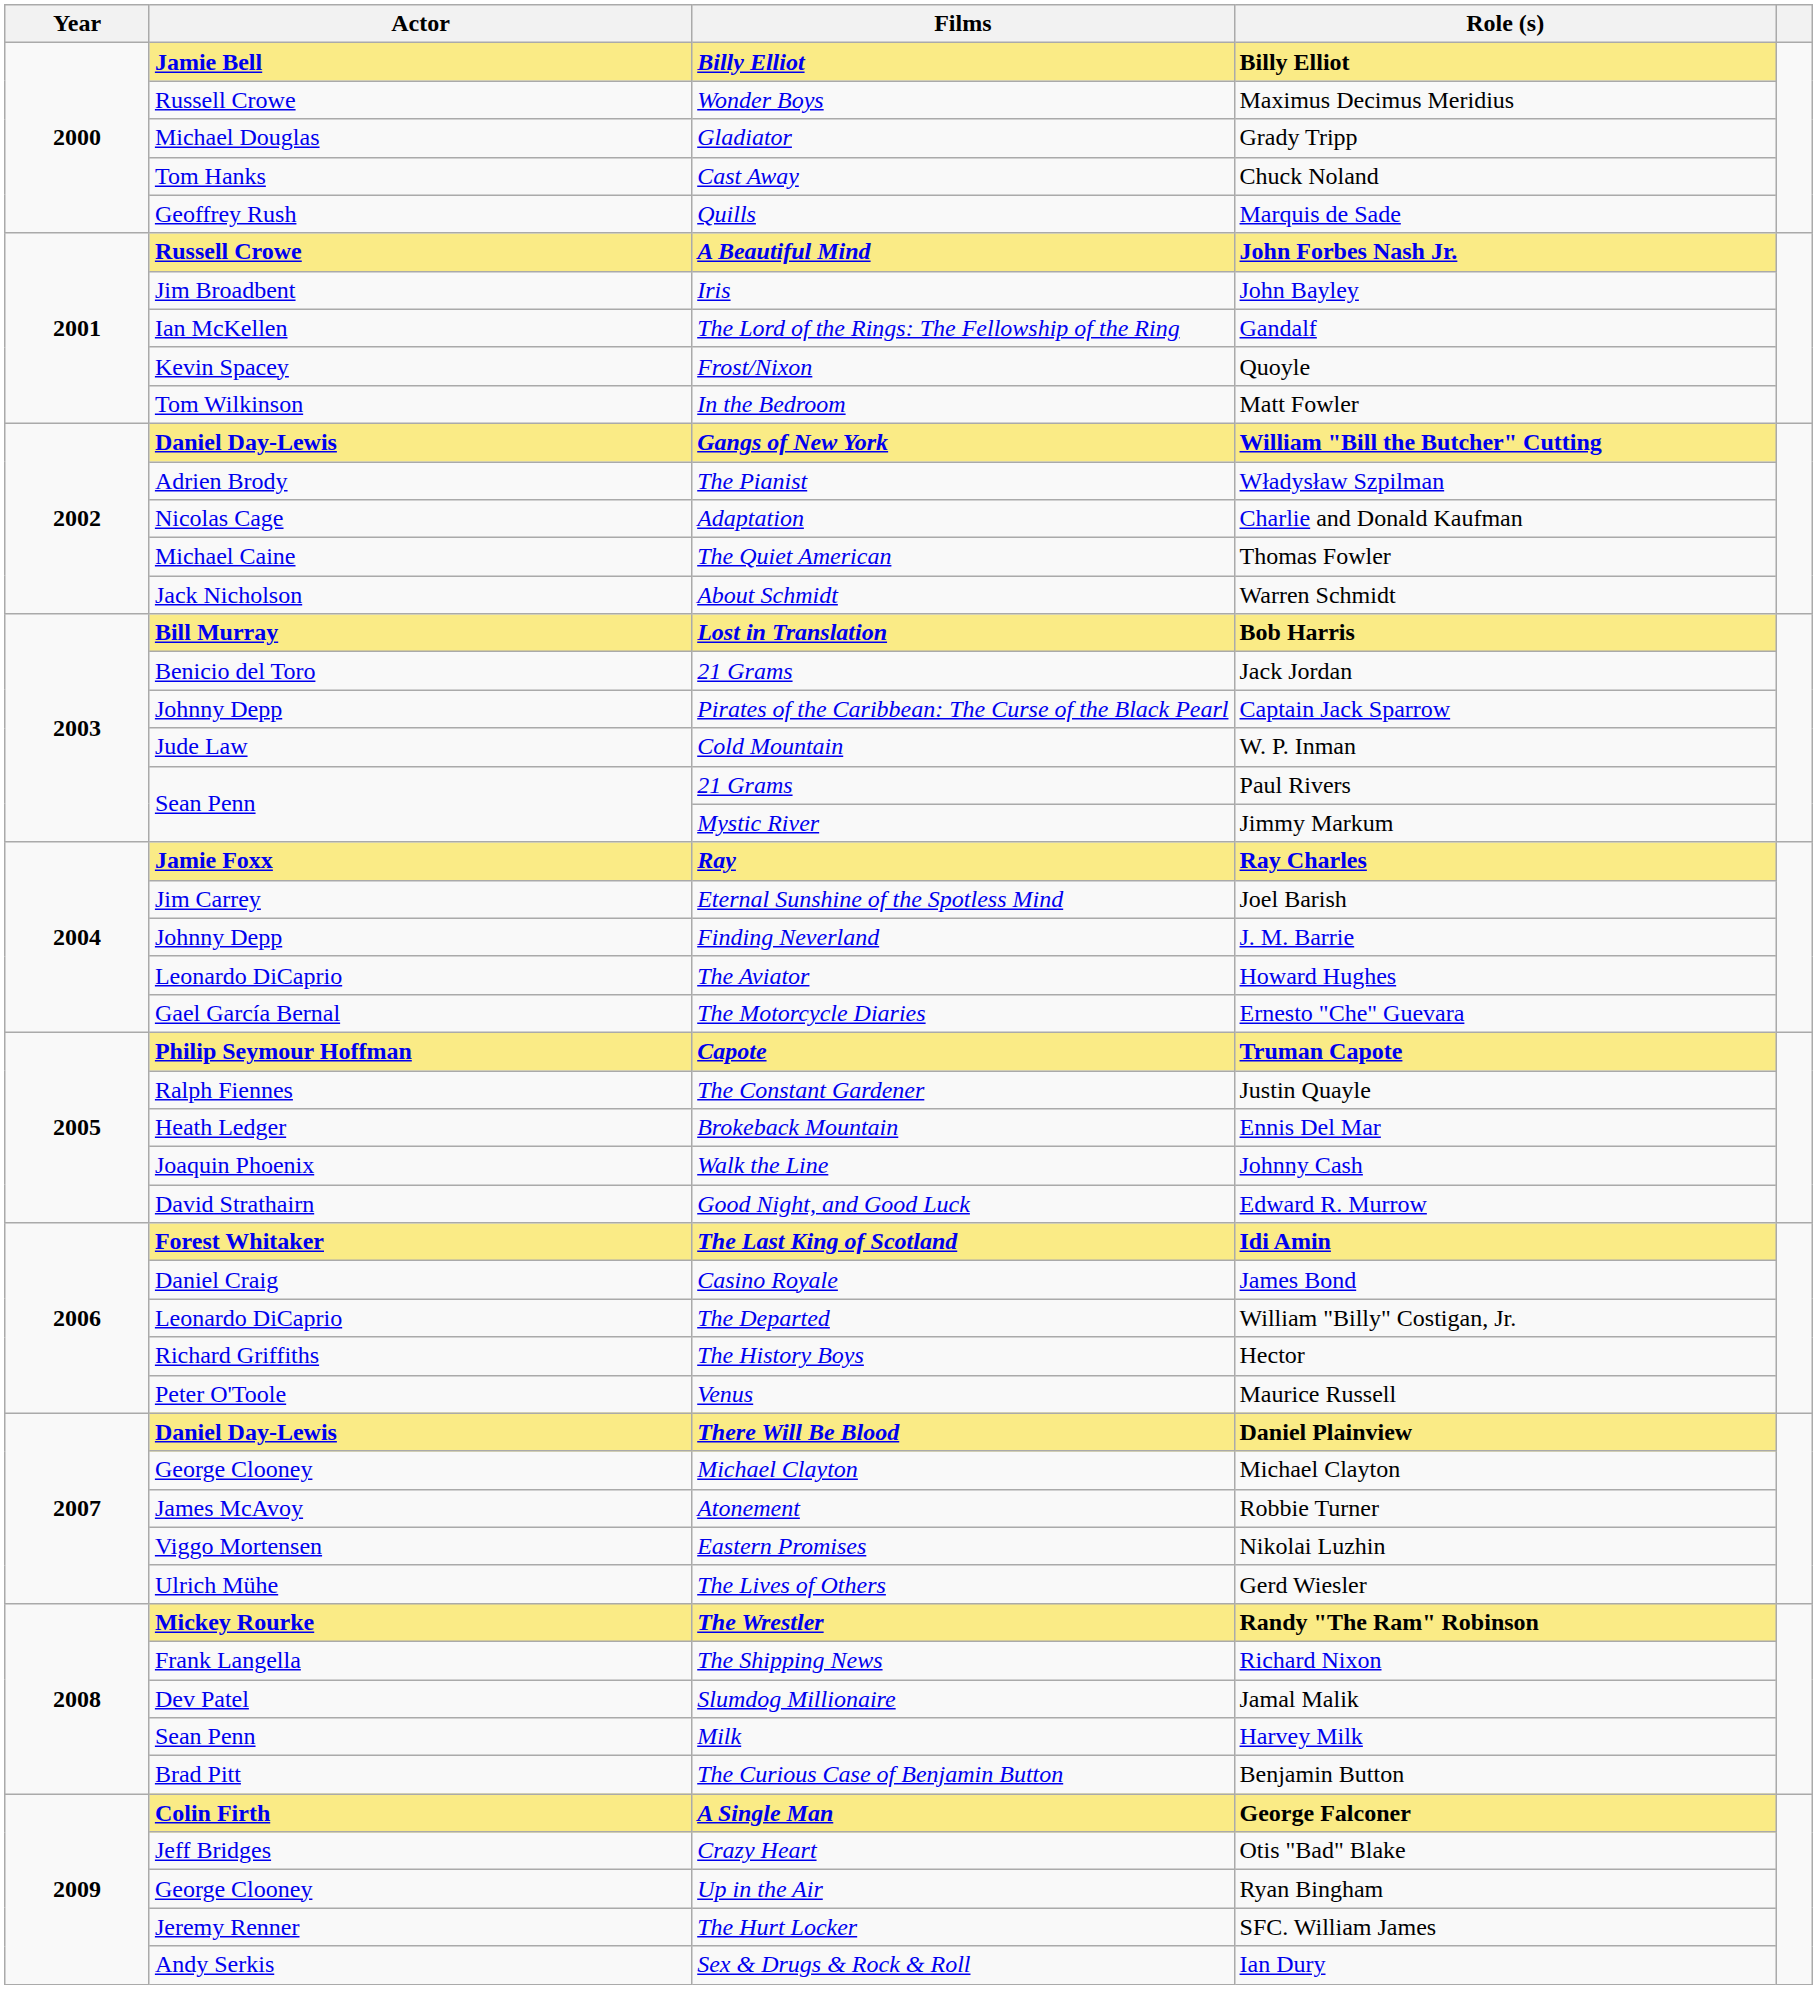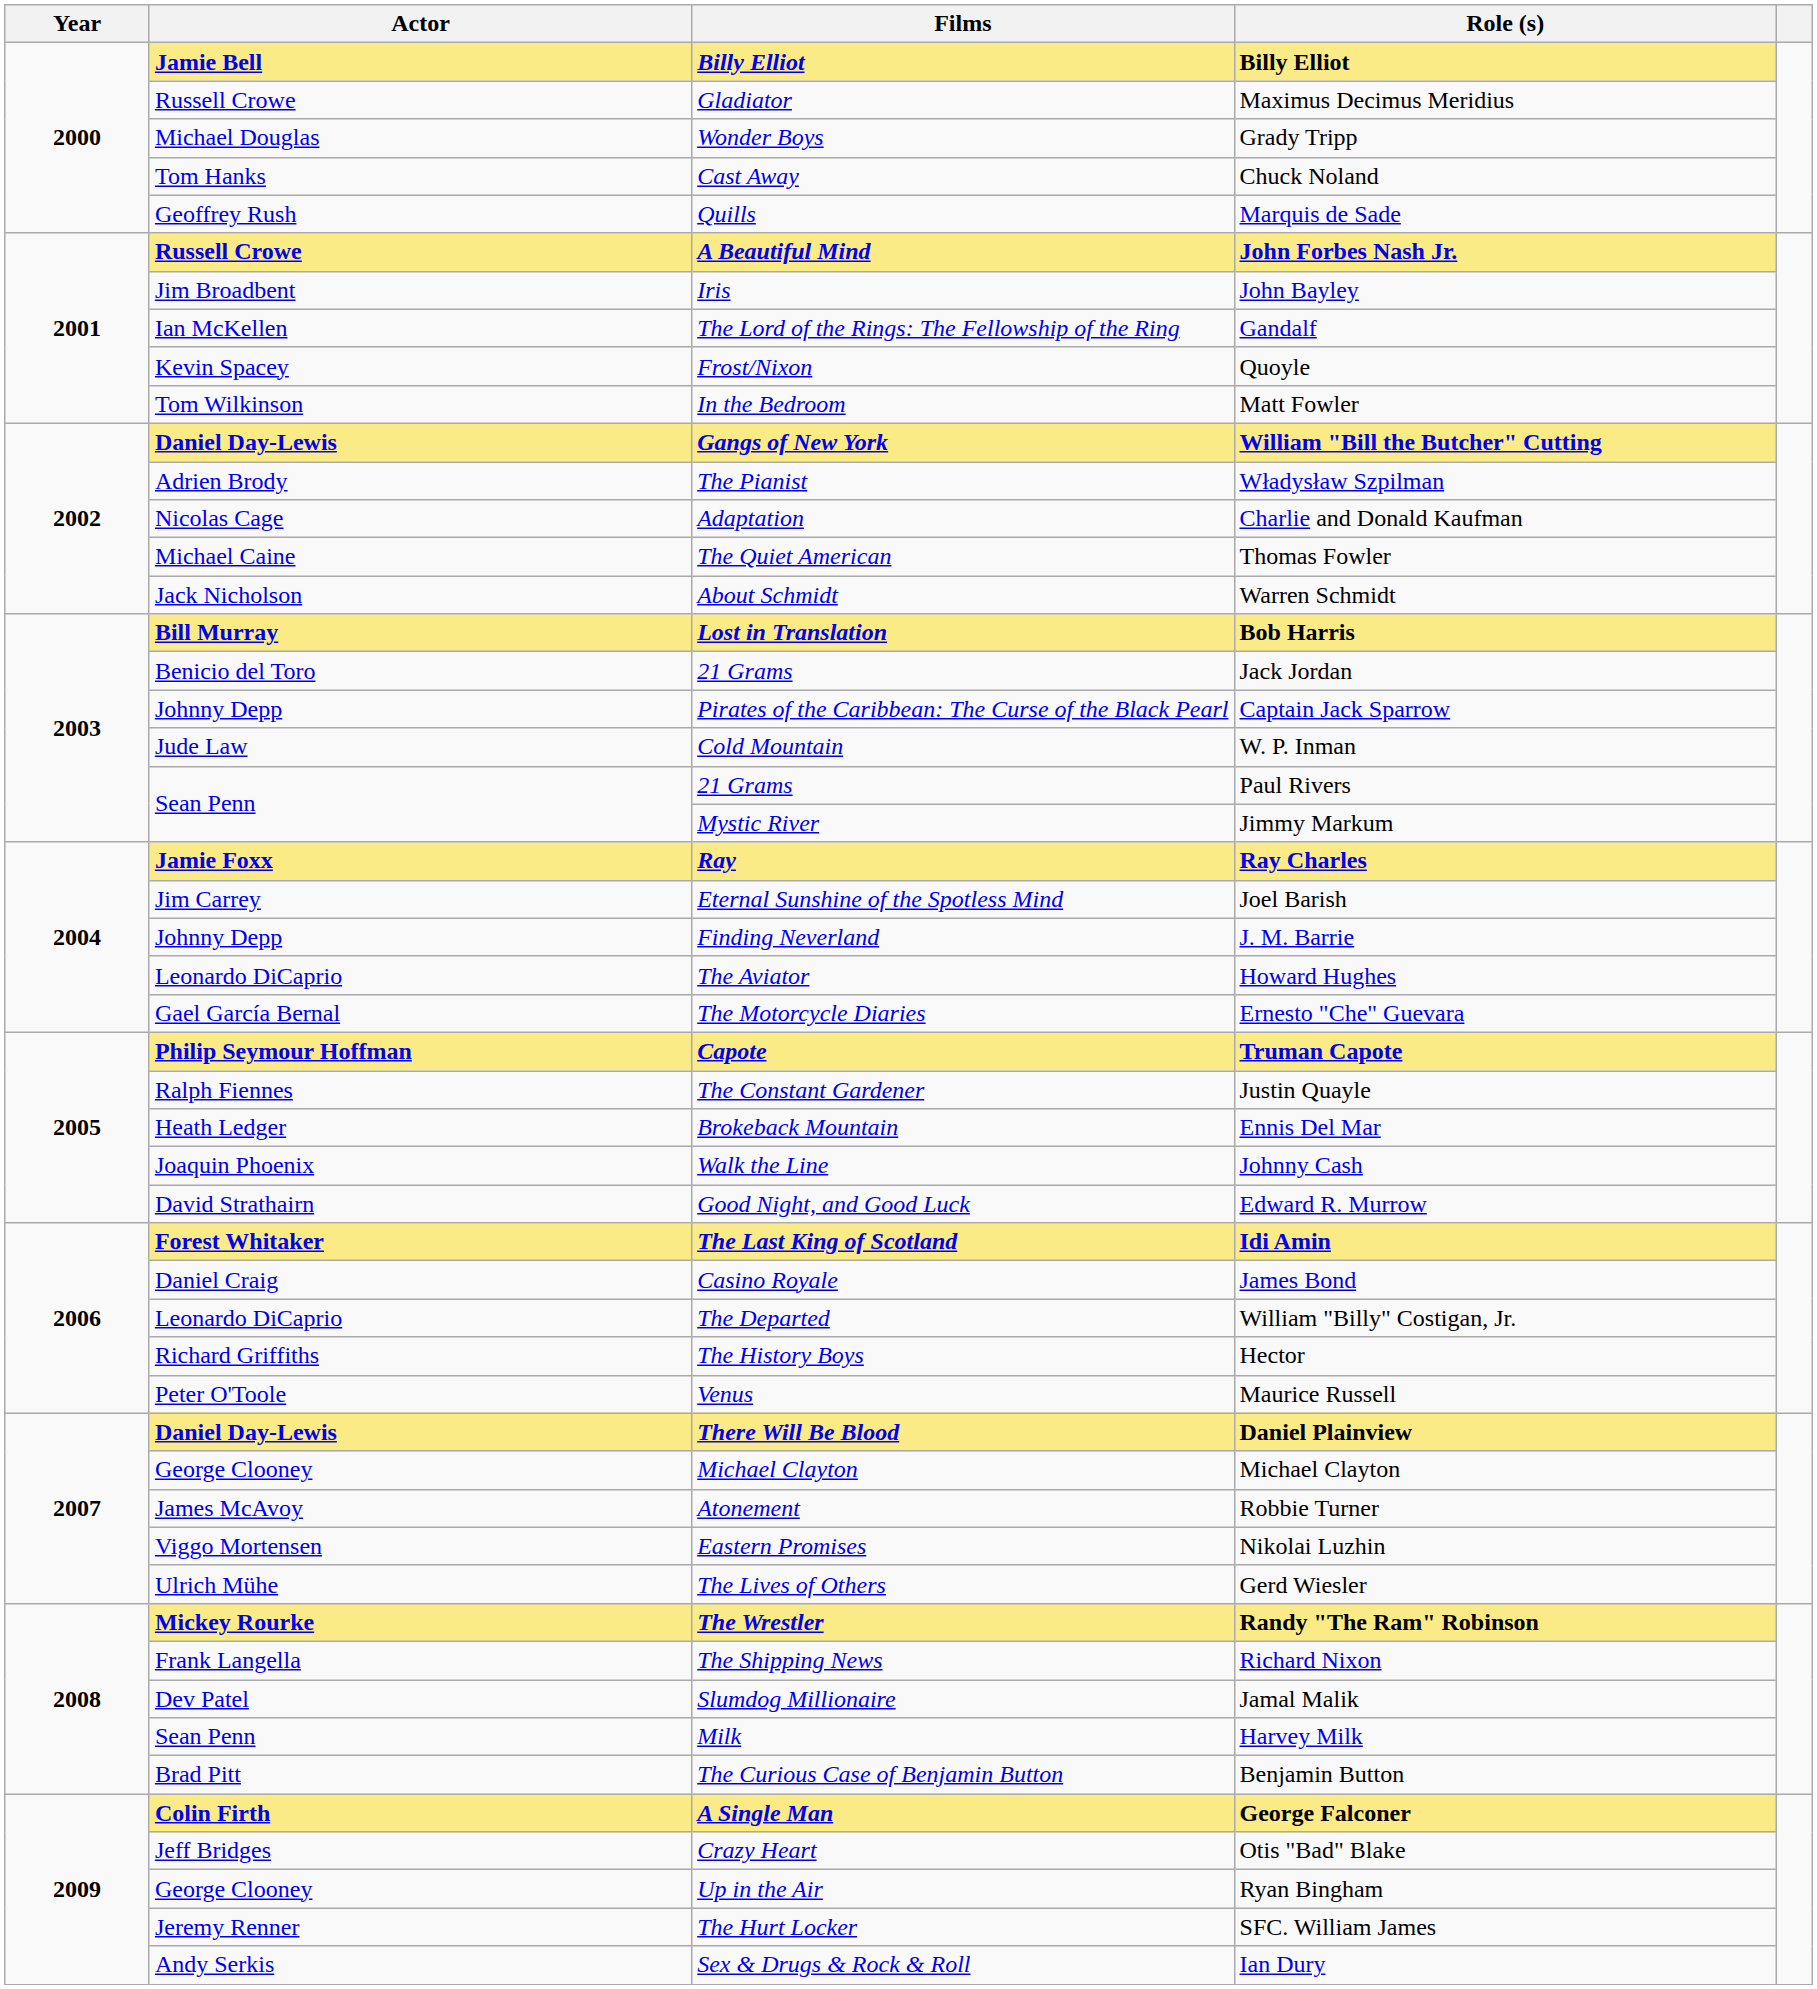(760, 99) Wonder Boys -> (745, 99) Gladiator
(745, 137) Gladiator -> (760, 137) Wonder Boys
